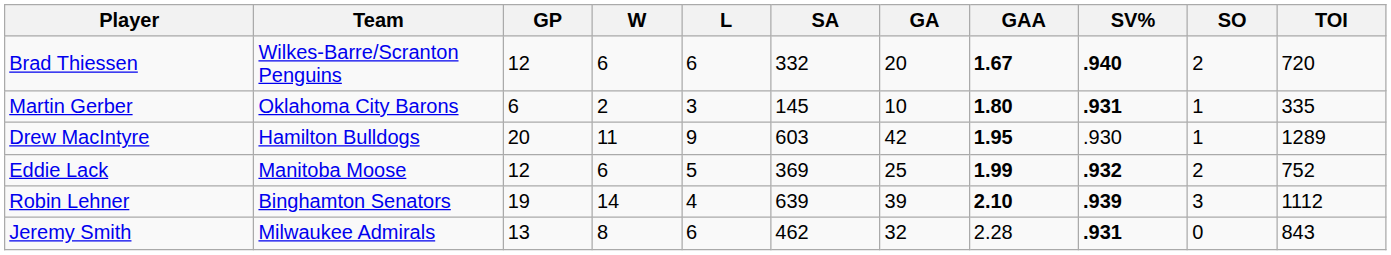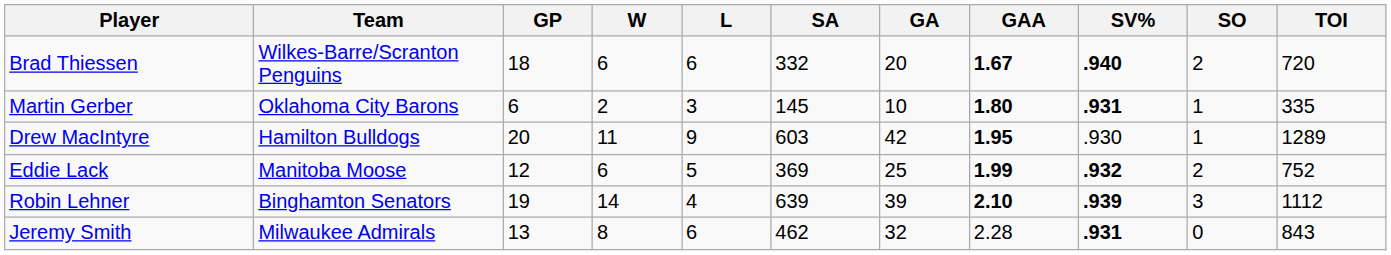(519, 63) 12 -> (519, 63) 18
